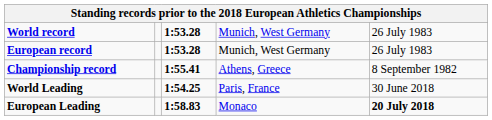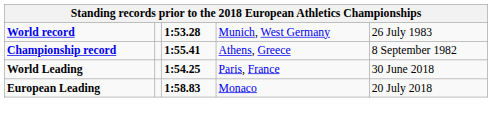- row: (50, 50)
(403, 106) bold -> (402, 87) normal
